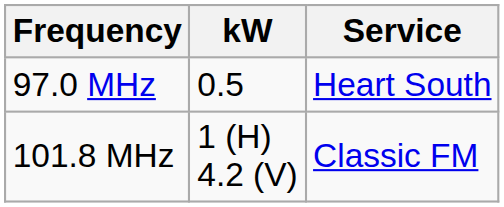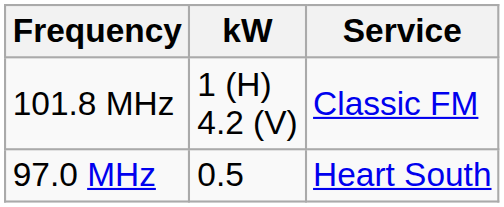rows swapped: (84, 84) <-> (94, 155)
